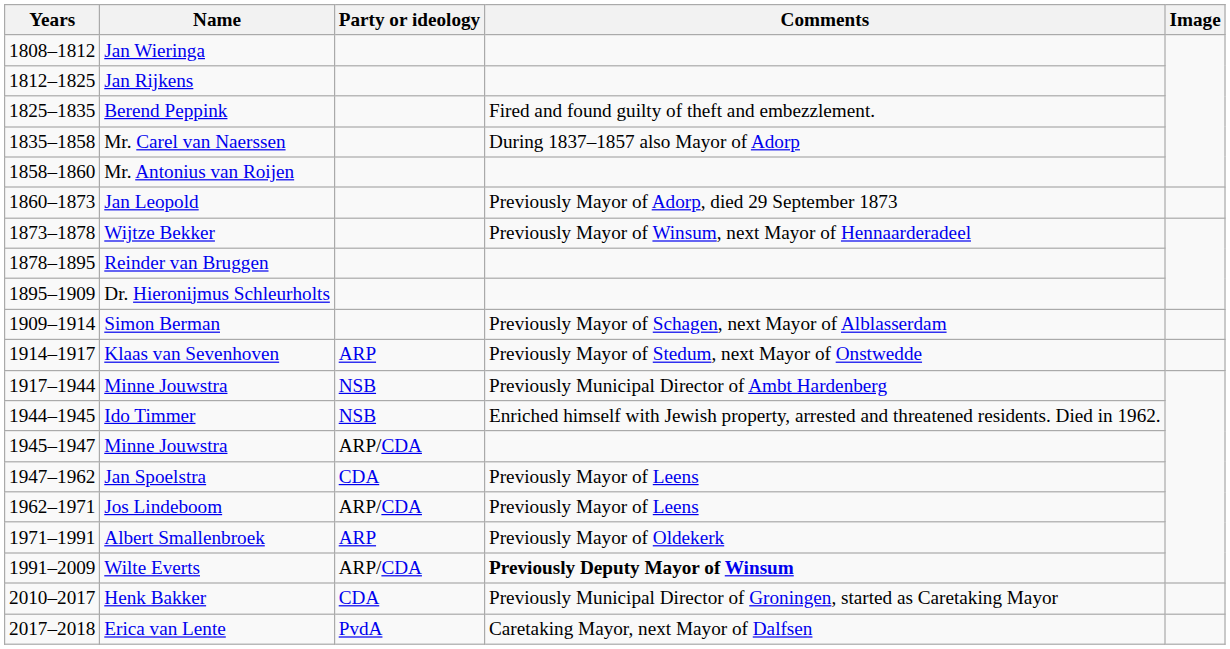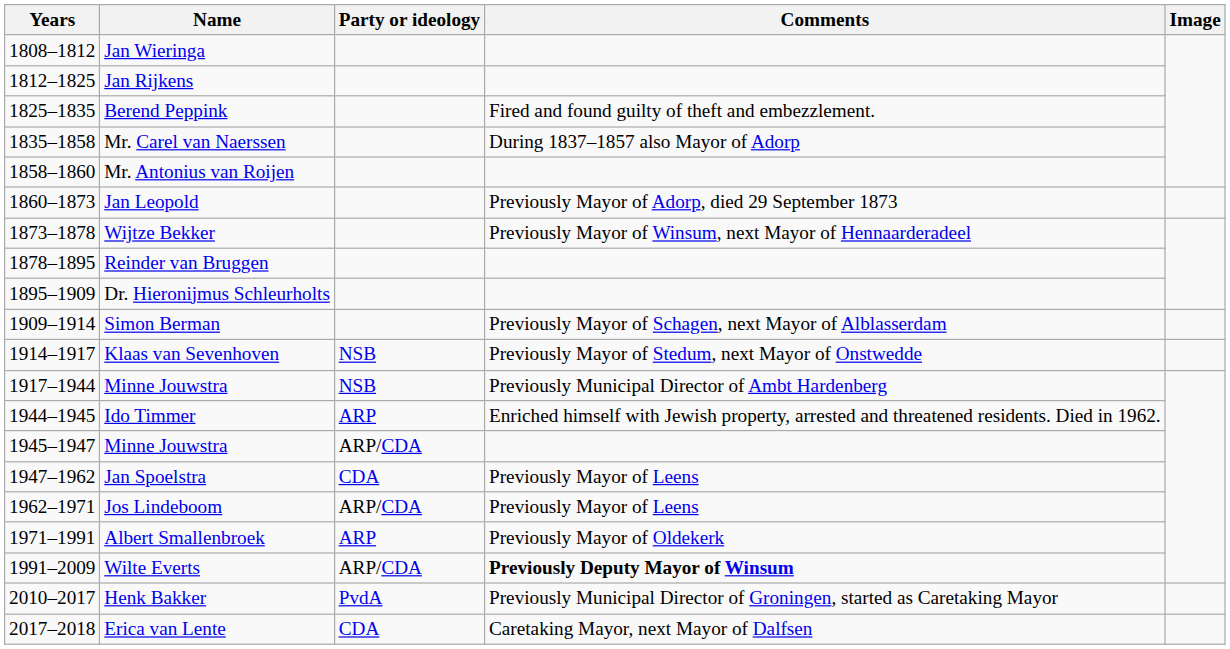(357, 354) ARP -> (357, 354) NSB
(357, 415) NSB -> (357, 415) ARP
(359, 598) CDA -> (361, 598) PvdA
(361, 628) PvdA -> (359, 628) CDA
